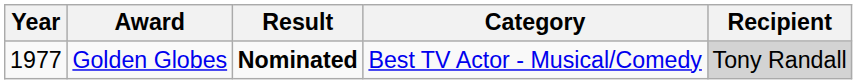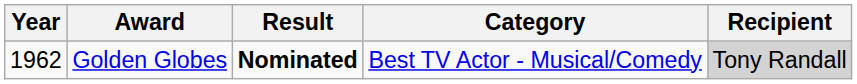(36, 59) 1977 -> (36, 59) 1962
